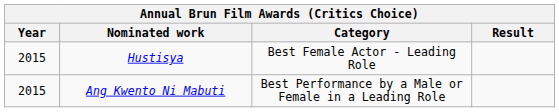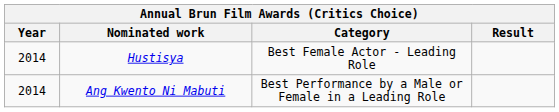(32, 58) 2015 -> (32, 58) 2014
(32, 90) 2015 -> (32, 90) 2014
